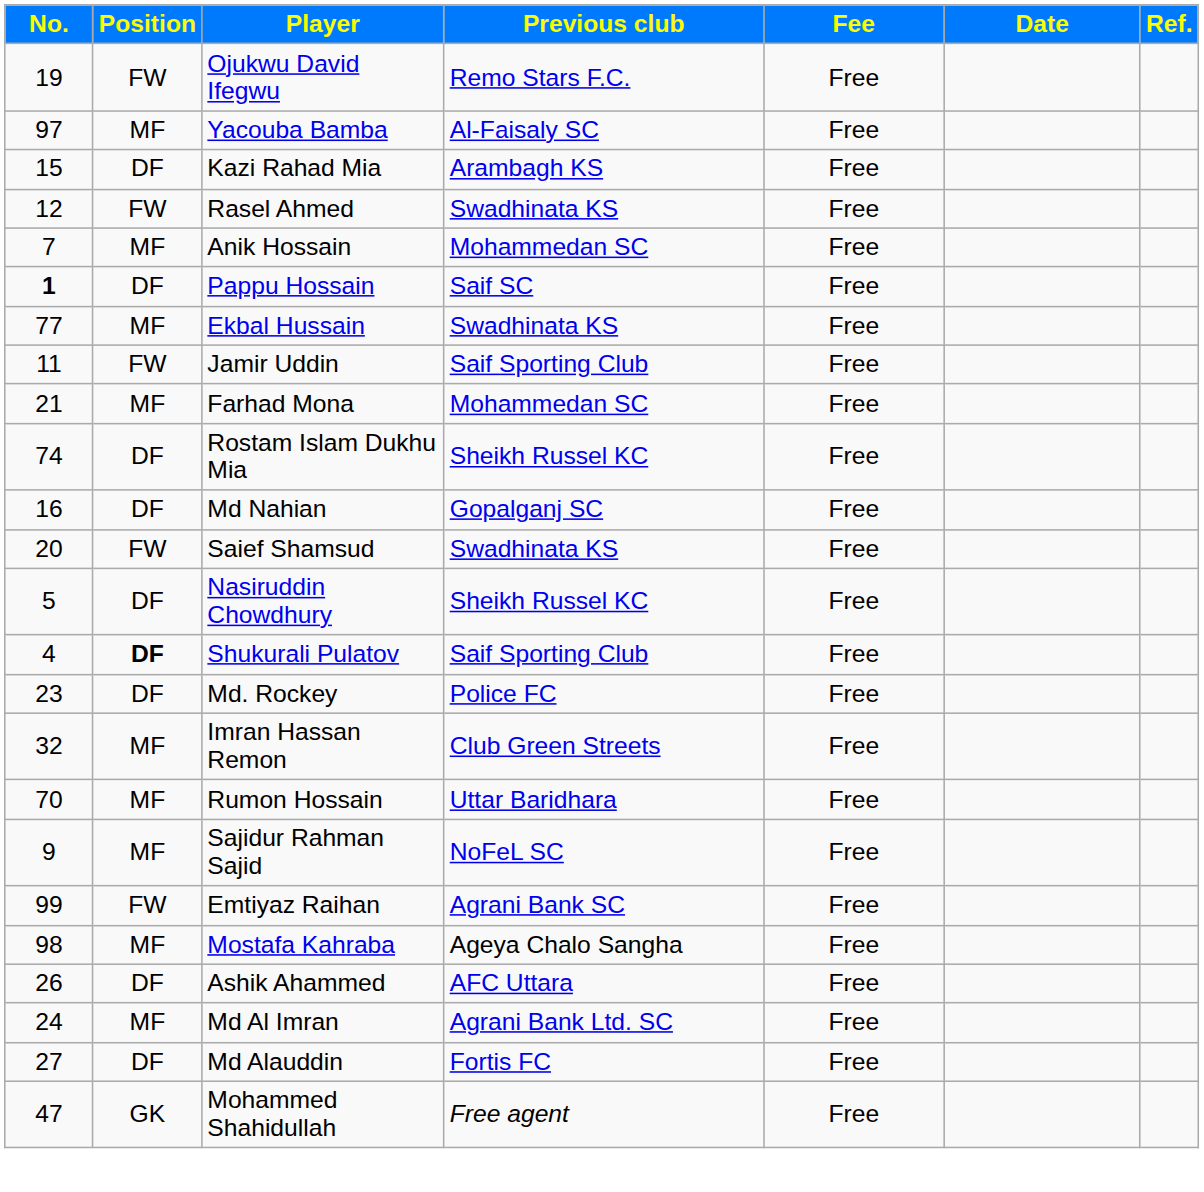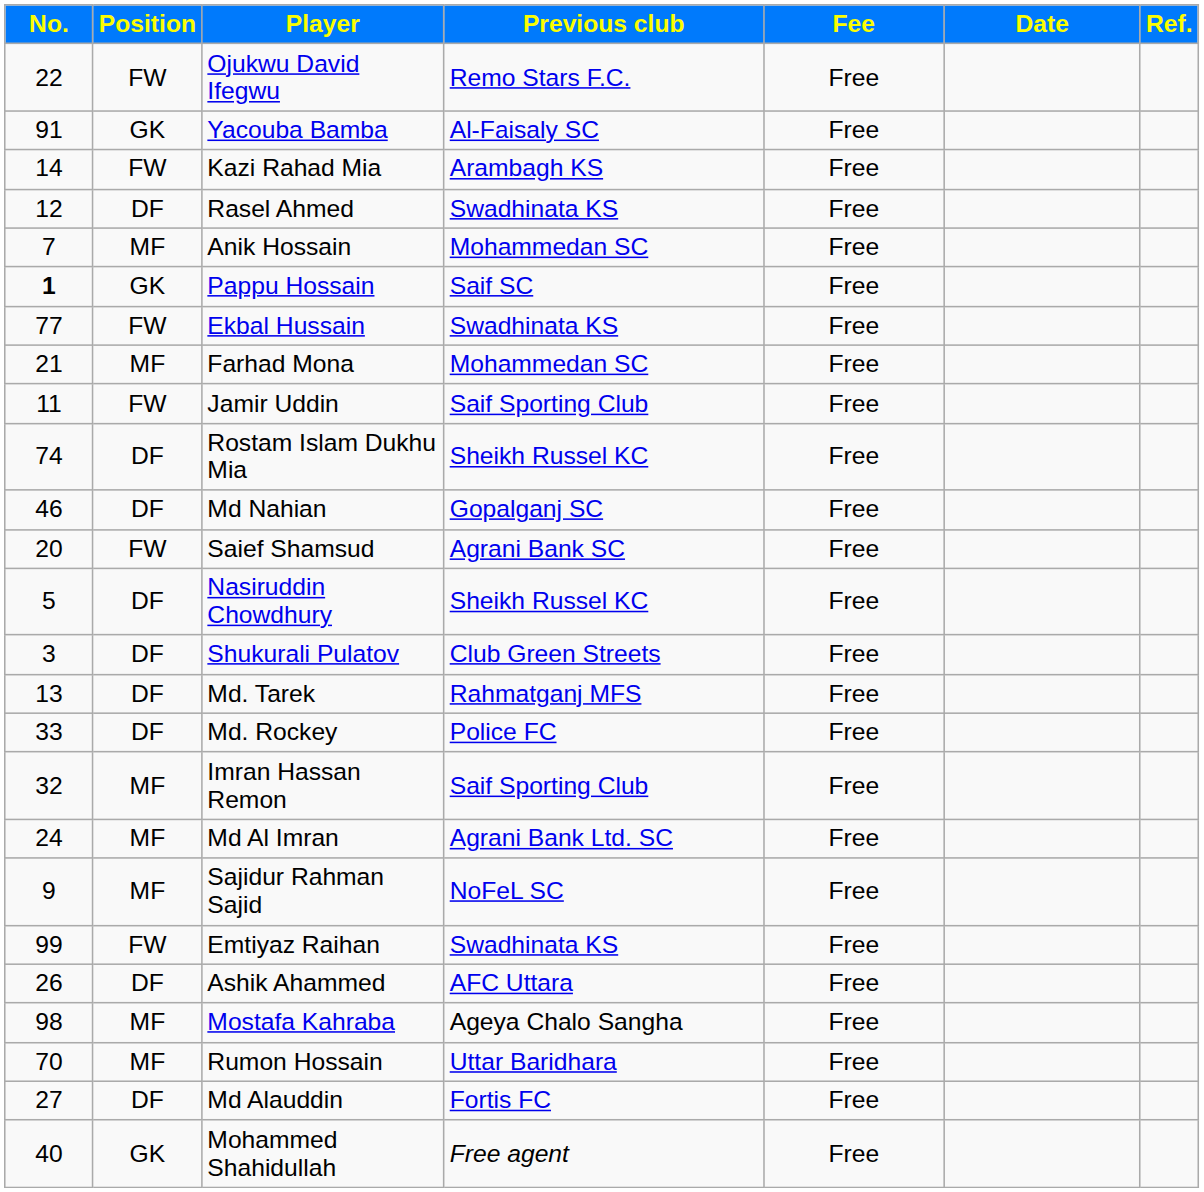(49, 76) 19 -> (49, 76) 22
(49, 129) 97 -> (49, 129) 91
(147, 129) MF -> (147, 129) GK
(49, 168) 15 -> (49, 168) 14
(147, 168) DF -> (147, 168) FW
(147, 208) FW -> (147, 208) DF
(147, 286) DF -> (147, 286) GK
(147, 325) MF -> (147, 325) FW
rows swapped: (281, 403) <-> (273, 364)
(49, 509) 16 -> (49, 509) 46
(534, 548) Swadhinata KS -> (537, 548) Agrani Bank SC
(49, 654) 4 -> (49, 654) 3
(147, 654) bold -> (147, 654) normal
(549, 654) Saif Sporting Club -> (555, 654) Club Green Streets
+ row: (261, 693)
(49, 693) 23 -> (49, 732) 33
(555, 746) Club Green Streets -> (549, 785) Saif Sporting Club
rows swapped: (295, 799) <-> (273, 1022)
(537, 905) Agrani Bank SC -> (534, 944) Swadhinata KS
rows swapped: (301, 944) <-> (296, 983)
(49, 1114) 47 -> (49, 1153) 40
